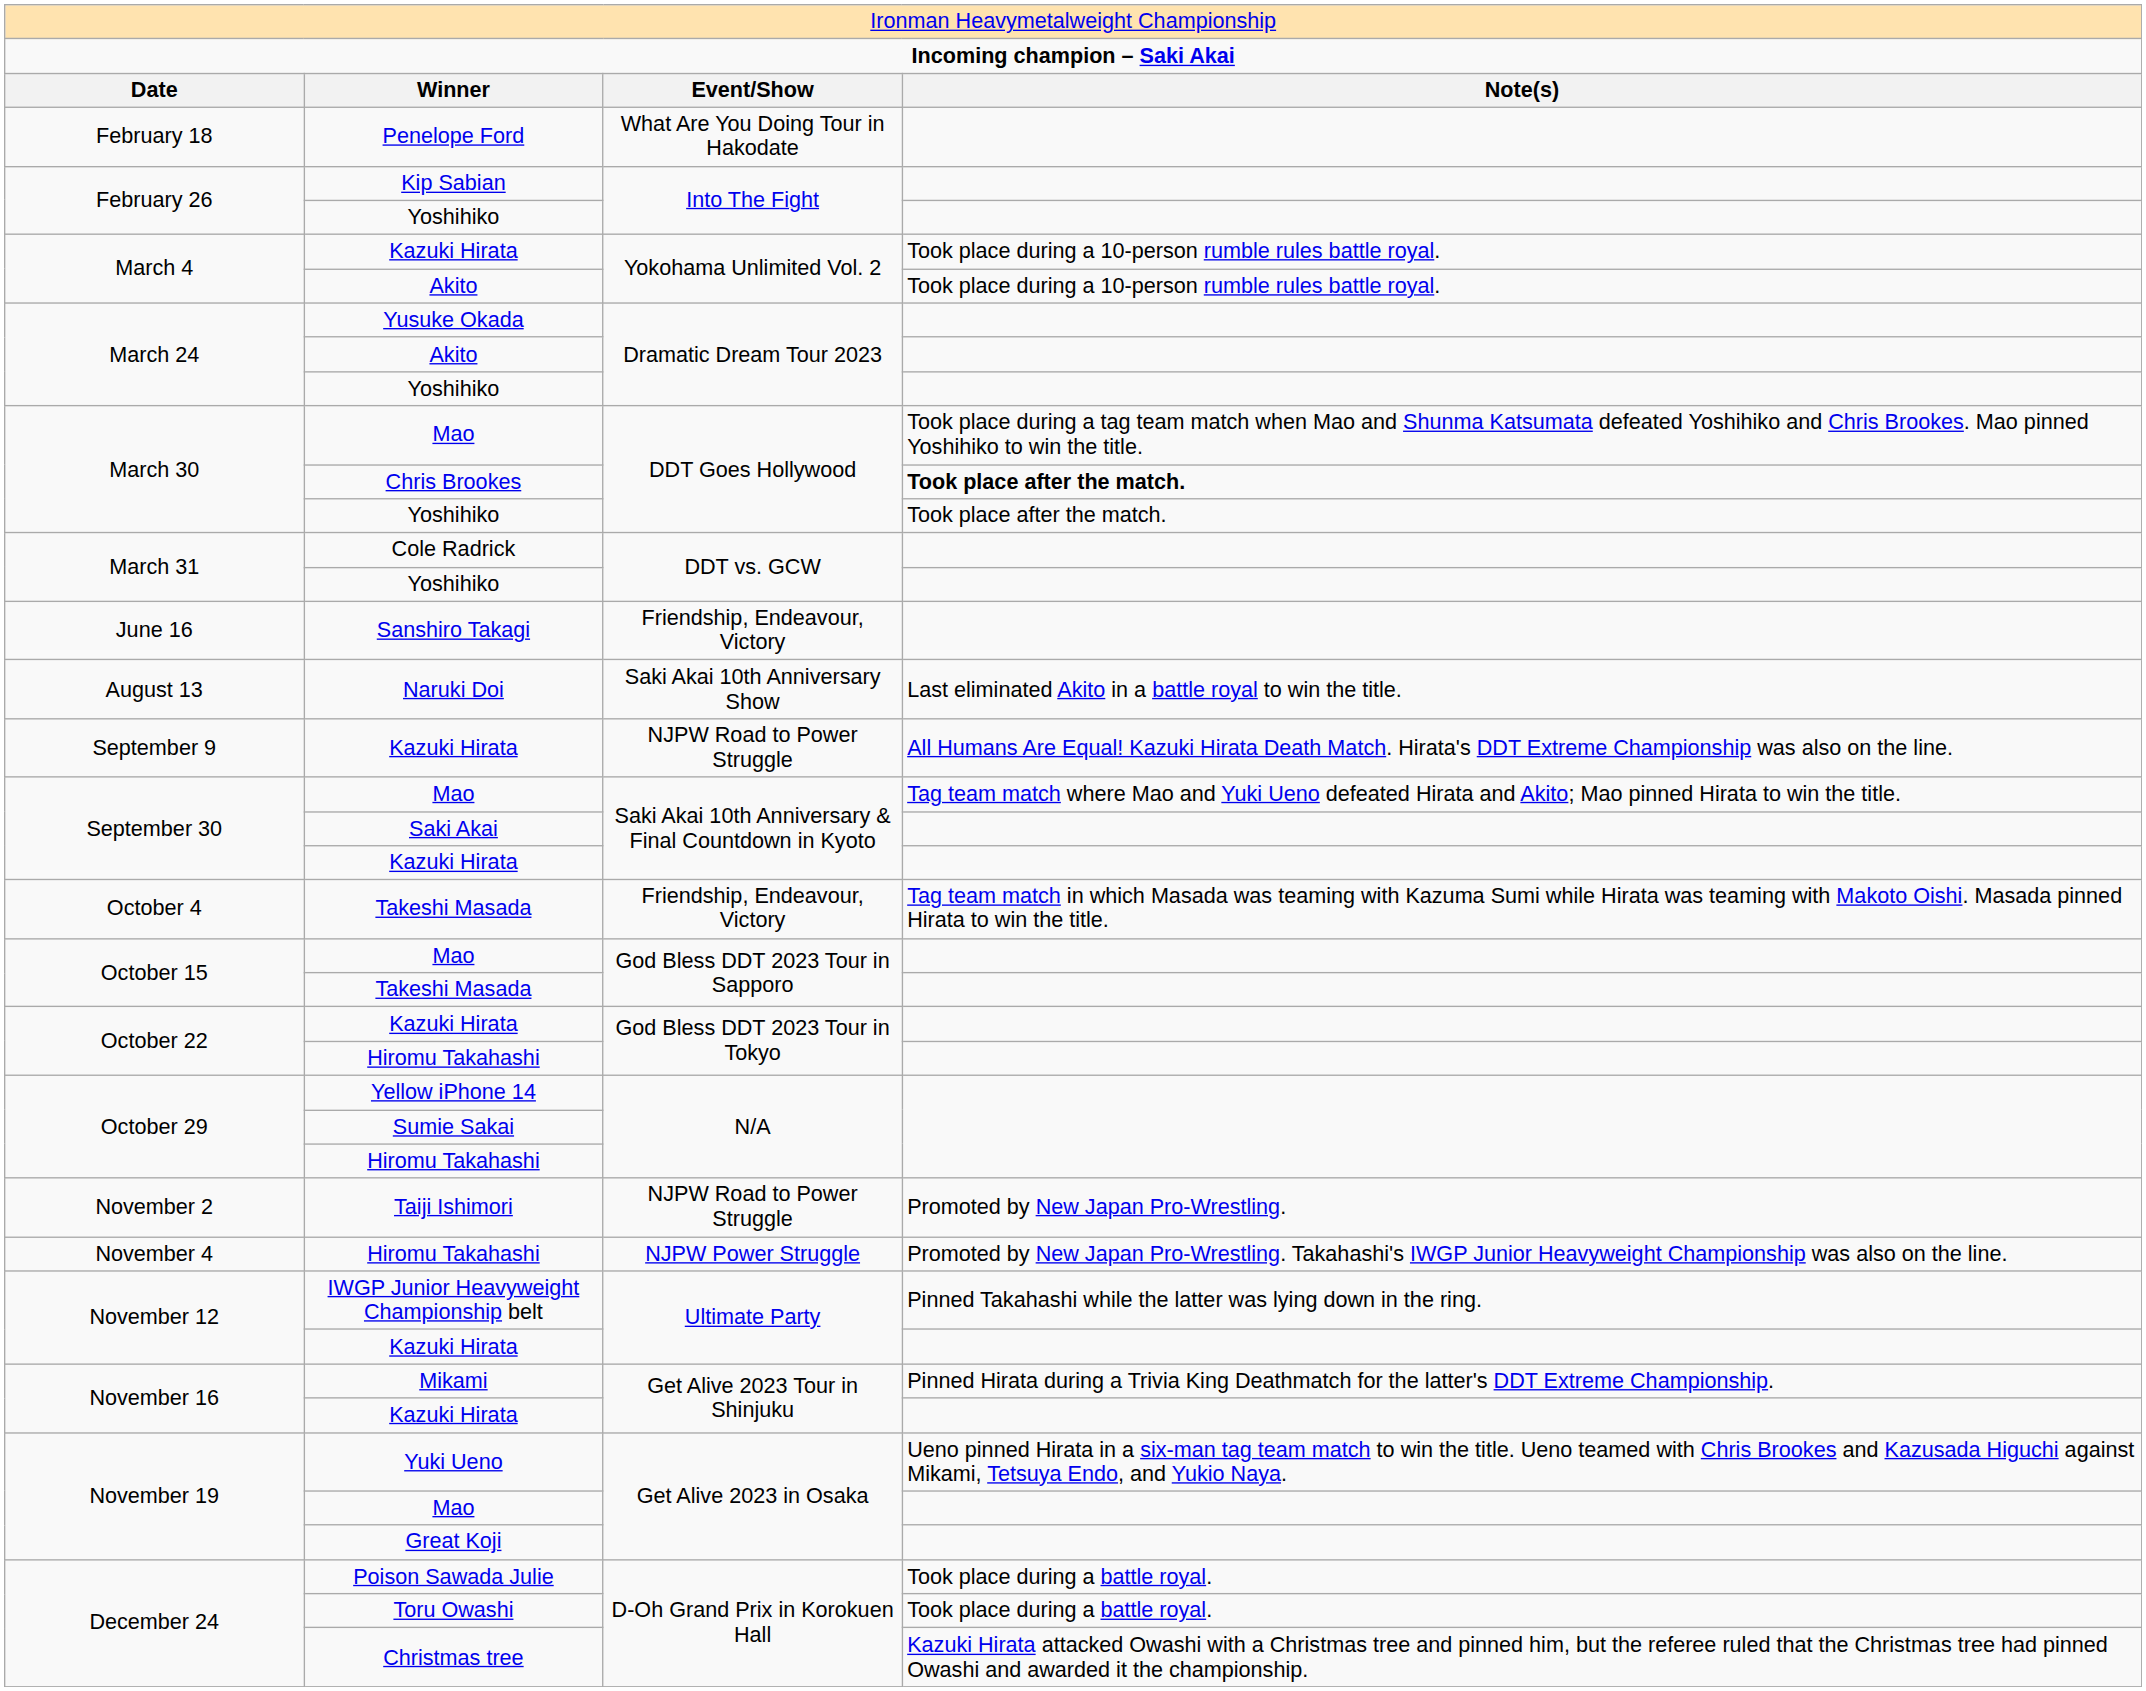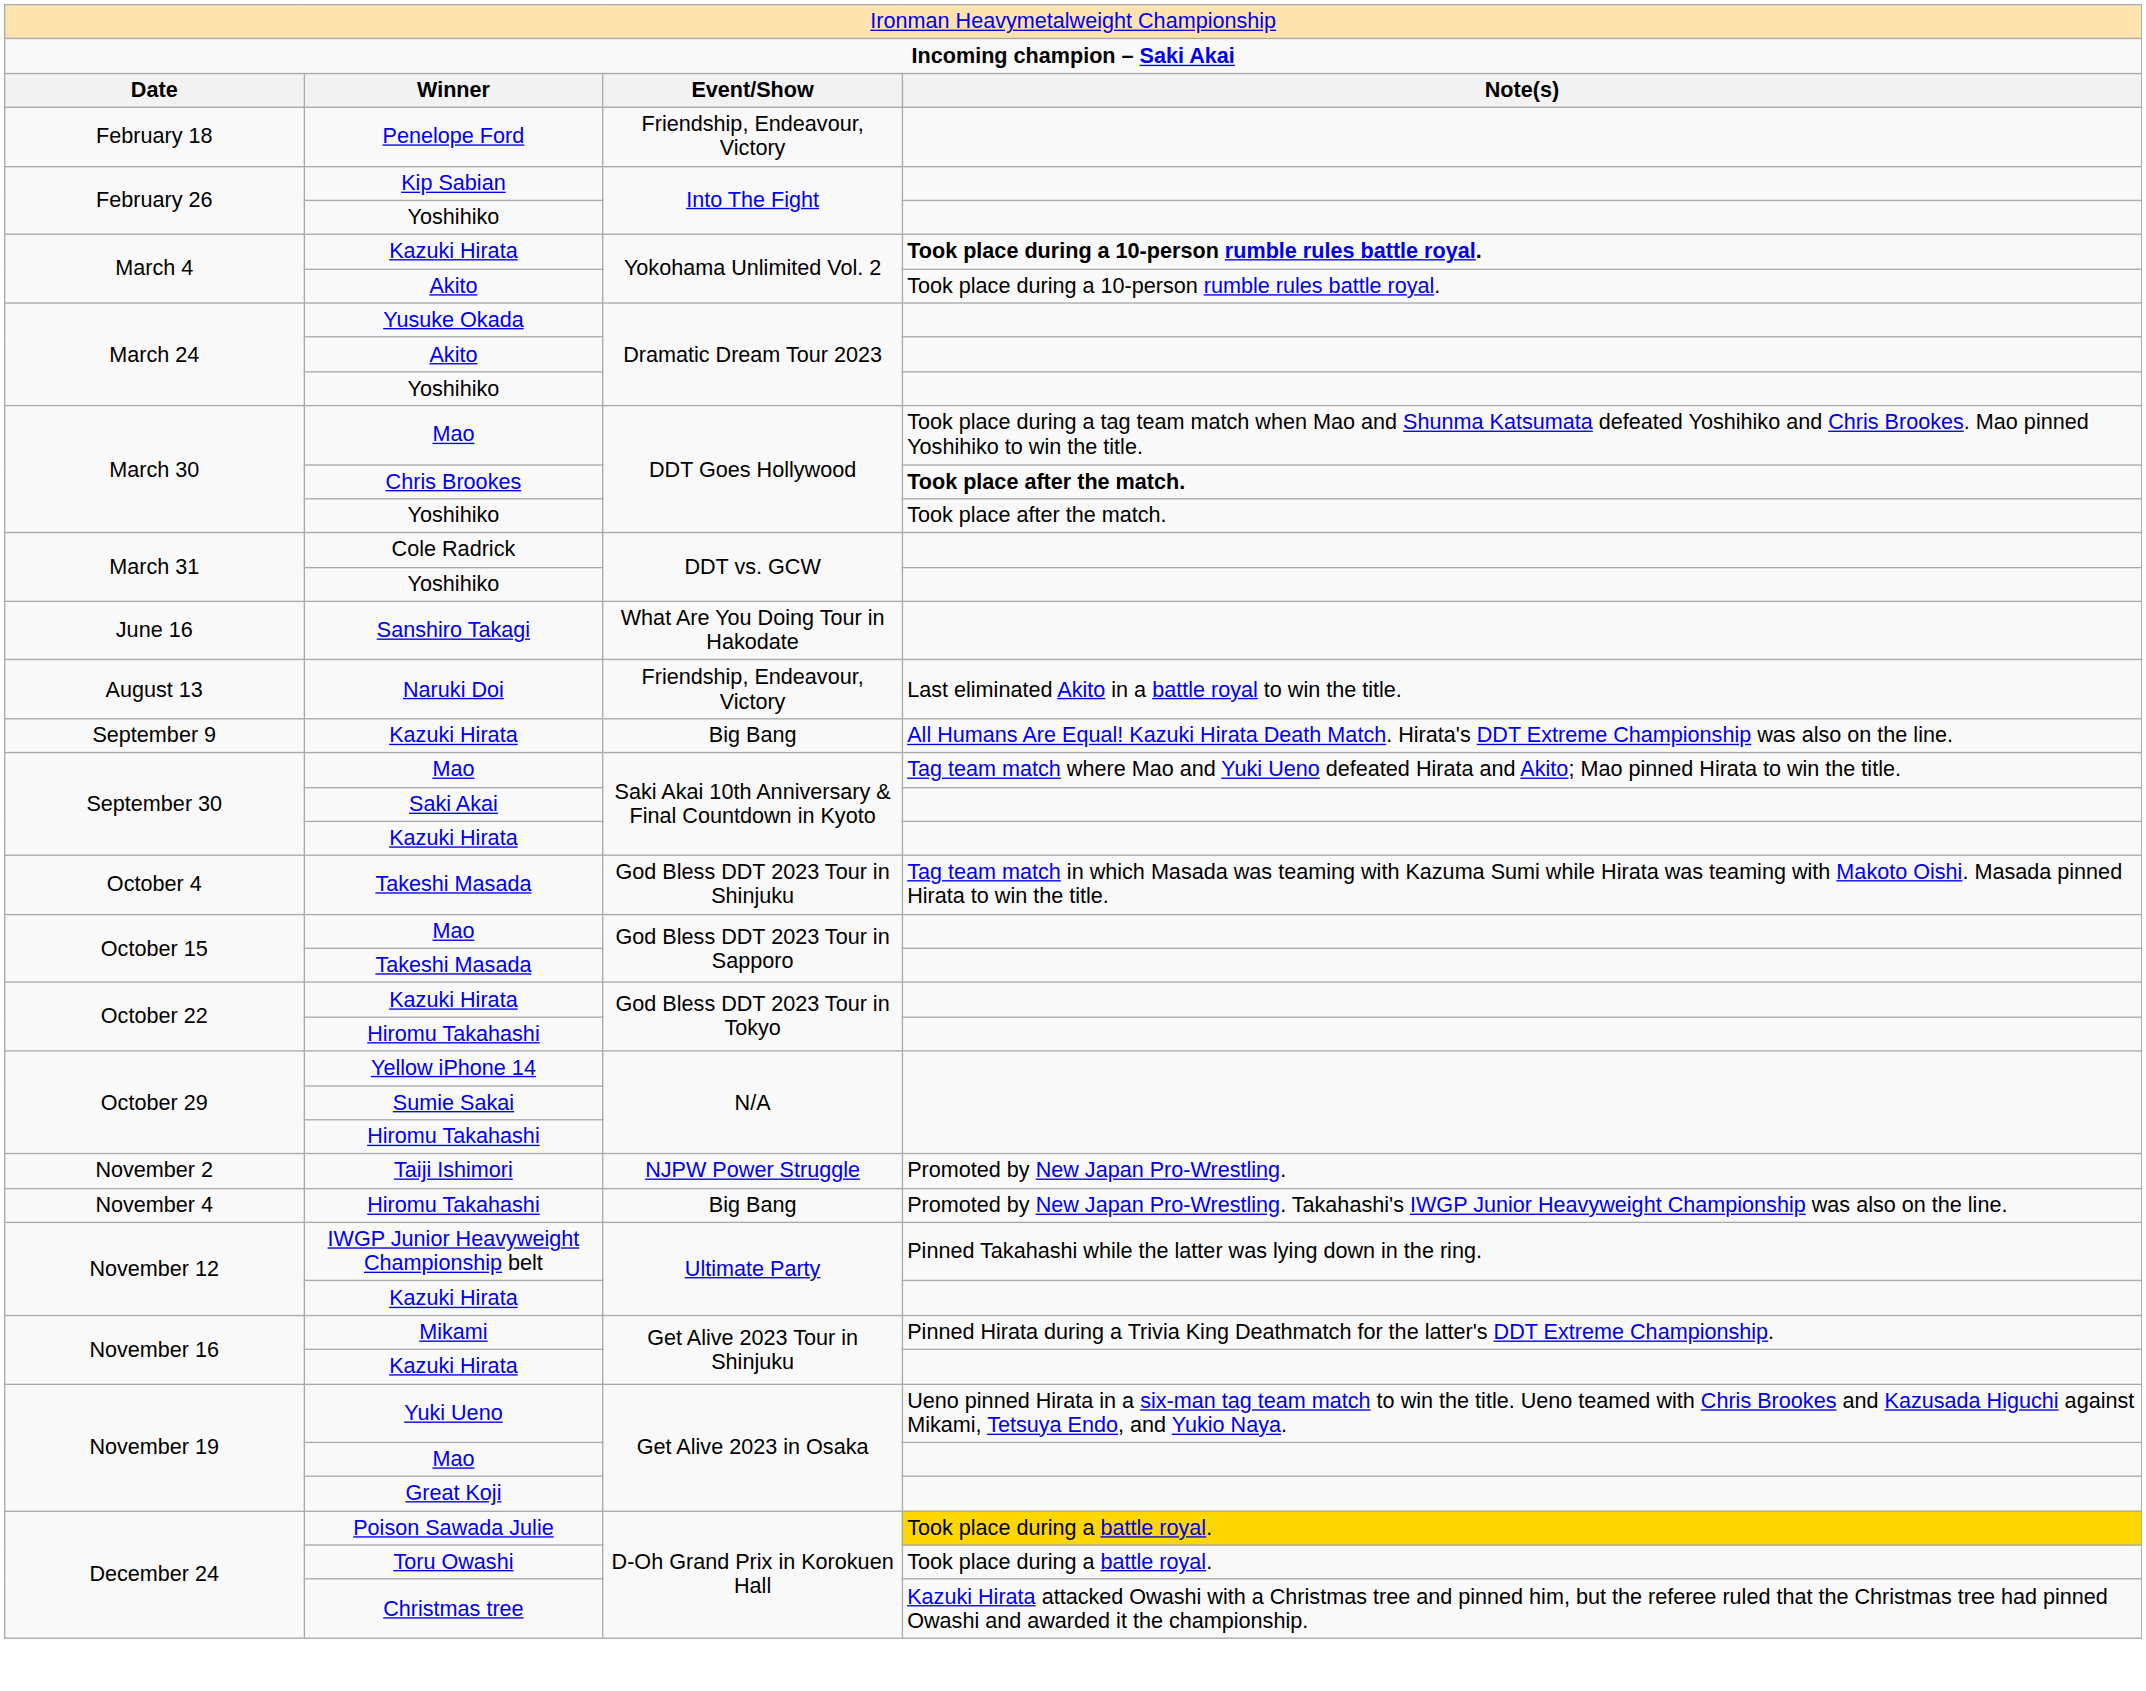(753, 136) What Are You Doing Tour in Hakodate -> (753, 136) Friendship, Endeavour, Victory
(1174, 251) normal -> (1194, 251) bold
(753, 630) Friendship, Endeavour, Victory -> (753, 630) What Are You Doing Tour in Hakodate
(753, 689) Saki Akai 10th Anniversary Show -> (753, 689) Friendship, Endeavour, Victory
(753, 747) NJPW Road to Power Struggle -> (753, 735) Big Bang
(753, 908) Friendship, Endeavour, Victory -> (753, 884) God Bless DDT 2023 Tour in Shinjuku
(753, 1207) NJPW Road to Power Struggle -> (753, 1170) NJPW Power Struggle
(753, 1253) NJPW Power Struggle -> (753, 1205) Big Bang
(1060, 1576) no background -> (1060, 1527) gold background
